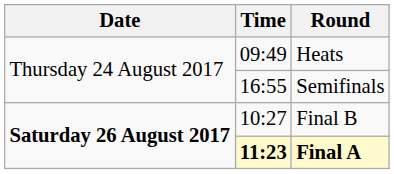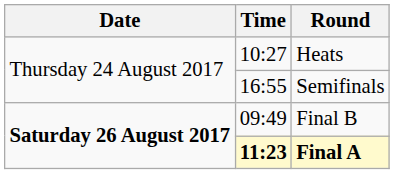(263, 53) 09:49 -> (263, 53) 10:27
(263, 119) 10:27 -> (263, 119) 09:49
